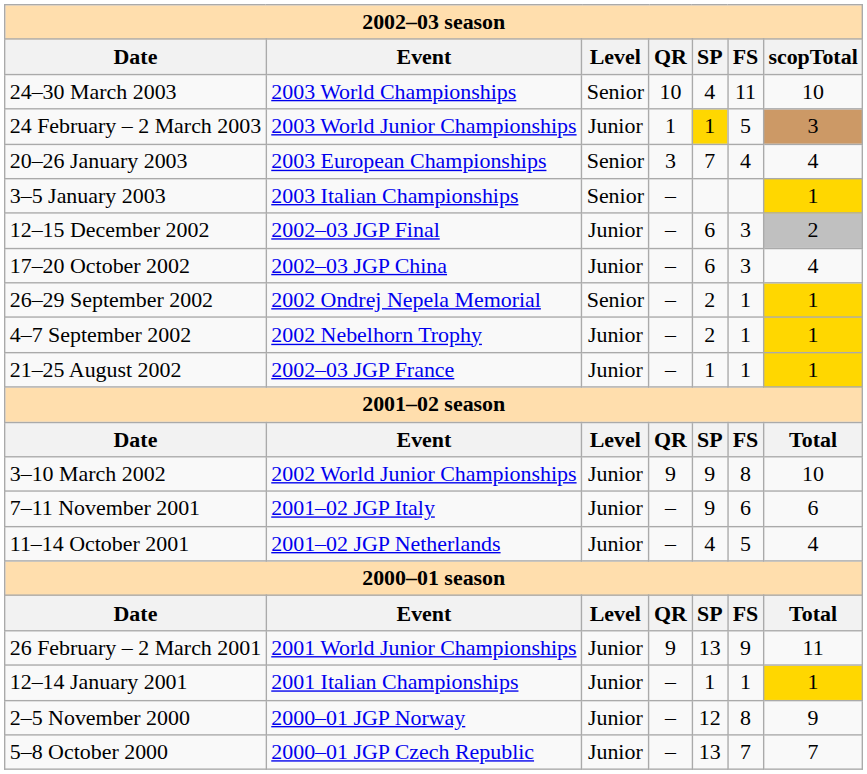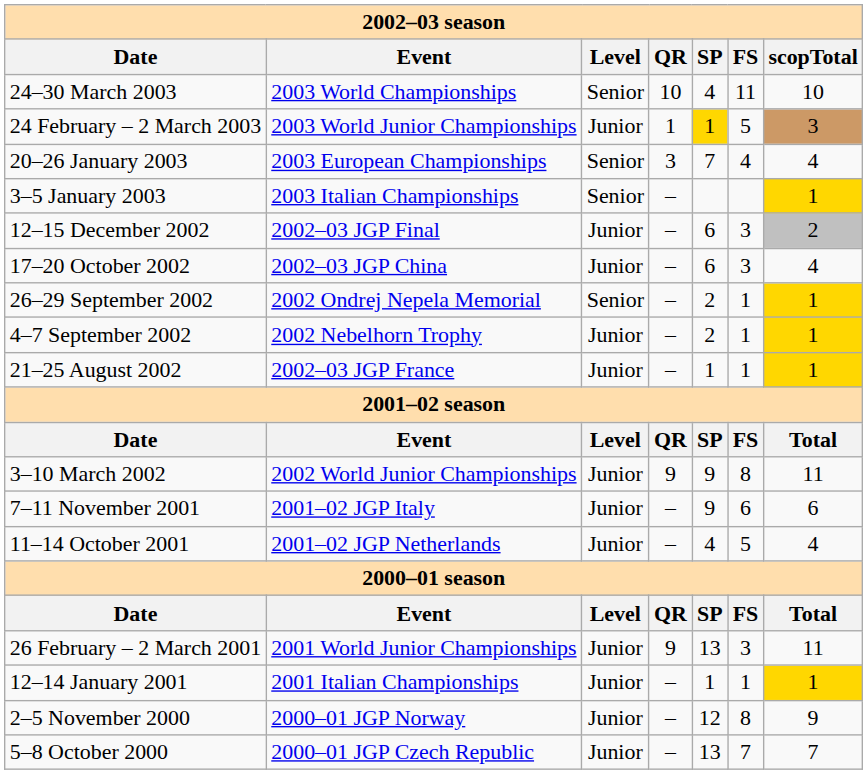(813, 473) 10 -> (813, 473) 11
(745, 647) 9 -> (745, 647) 3
